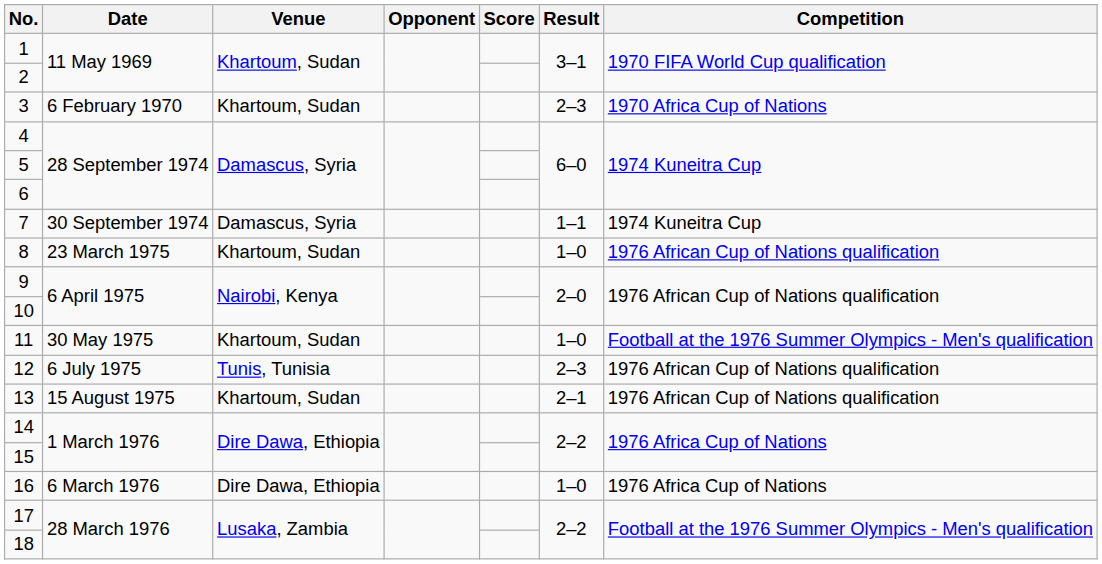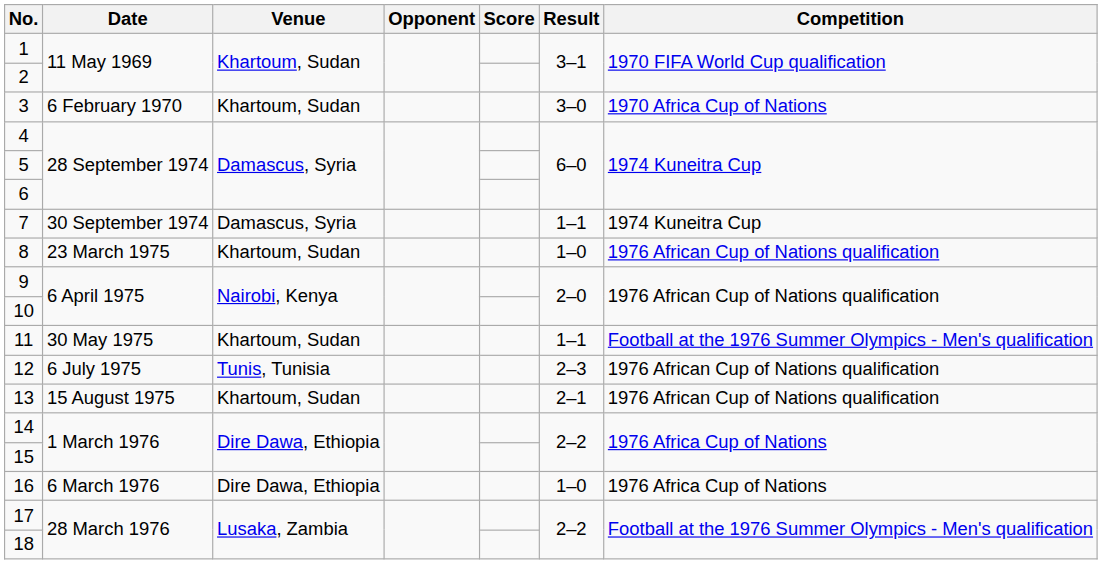(571, 106) 2–3 -> (571, 106) 3–0
(571, 340) 1–0 -> (571, 340) 1–1
